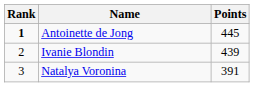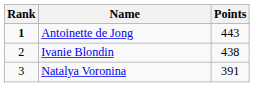(230, 33) 445 -> (230, 33) 443
(230, 52) 439 -> (230, 52) 438
